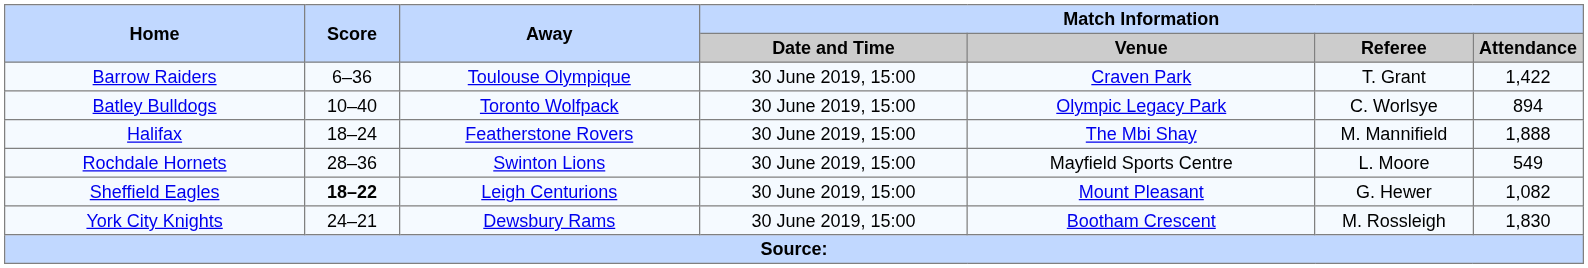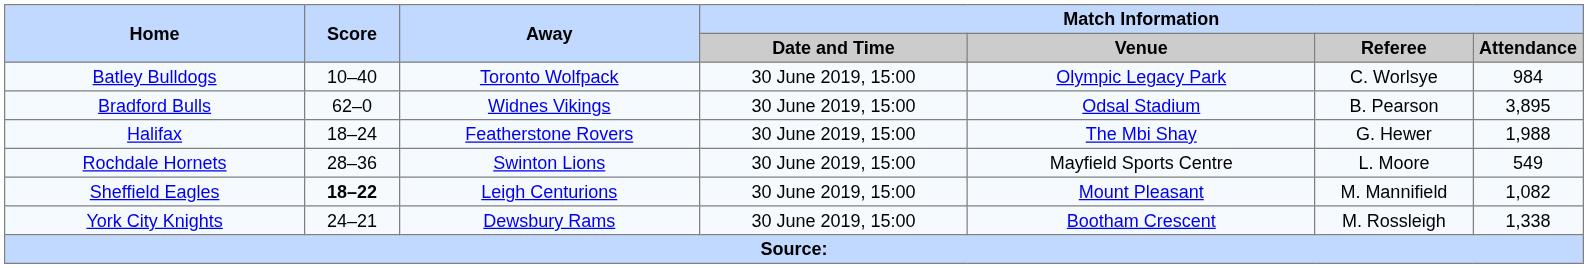- row: (155, 76)
(1528, 105) 894 -> (1528, 76) 984
+ row: (155, 105)
(1394, 134) M. Mannifield -> (1394, 134) G. Hewer
(1528, 134) 1,888 -> (1528, 134) 1,988
(1394, 192) G. Hewer -> (1394, 192) M. Mannifield
(1528, 220) 1,830 -> (1528, 220) 1,338
